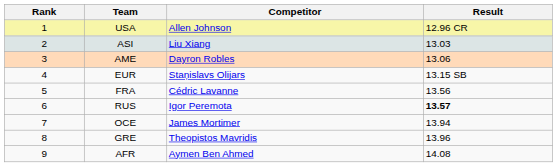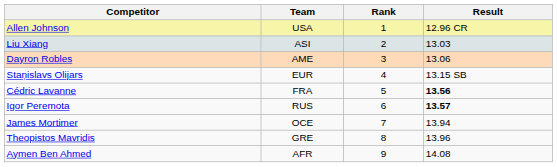columns swapped: (44, 12) <-> (295, 12)
(438, 91) normal -> (438, 91) bold
